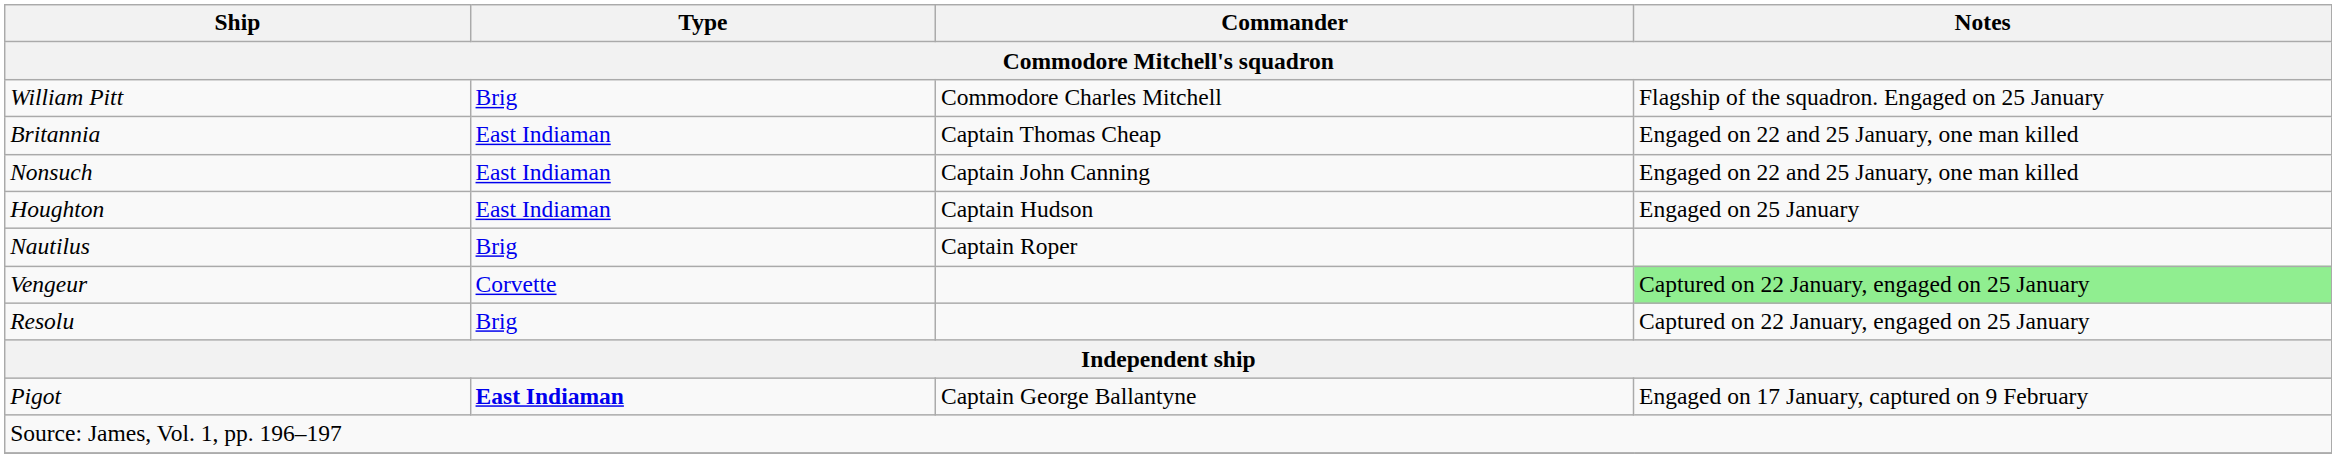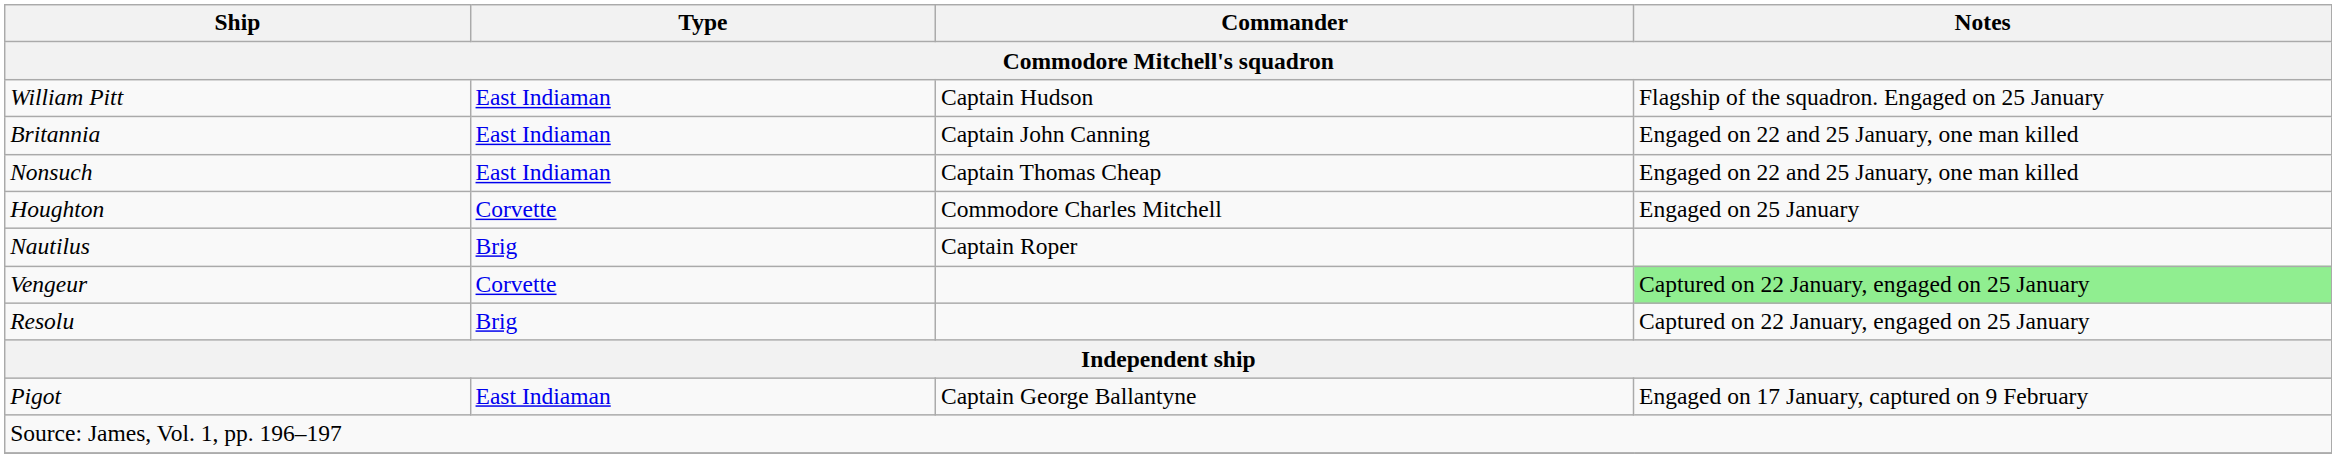(496, 97) Brig -> (543, 97) East Indiaman
(1081, 97) Commodore Charles Mitchell -> (1017, 97) Captain Hudson
(1051, 135) Captain Thomas Cheap -> (1045, 135) Captain John Canning
(1045, 172) Captain John Canning -> (1051, 172) Captain Thomas Cheap
(543, 209) East Indiaman -> (516, 209) Corvette
(1017, 209) Captain Hudson -> (1081, 209) Commodore Charles Mitchell
(550, 396) bold -> (543, 396) normal
